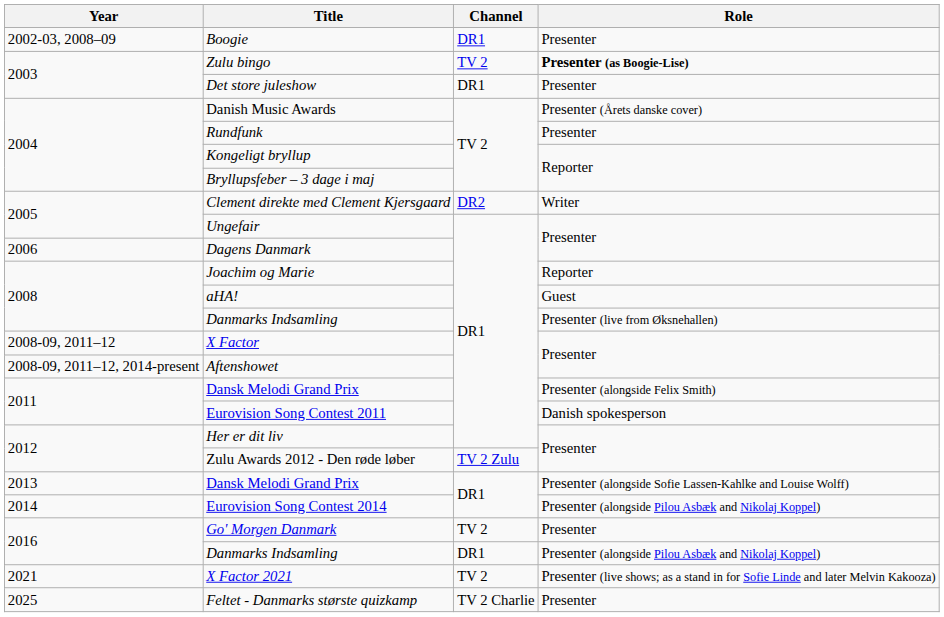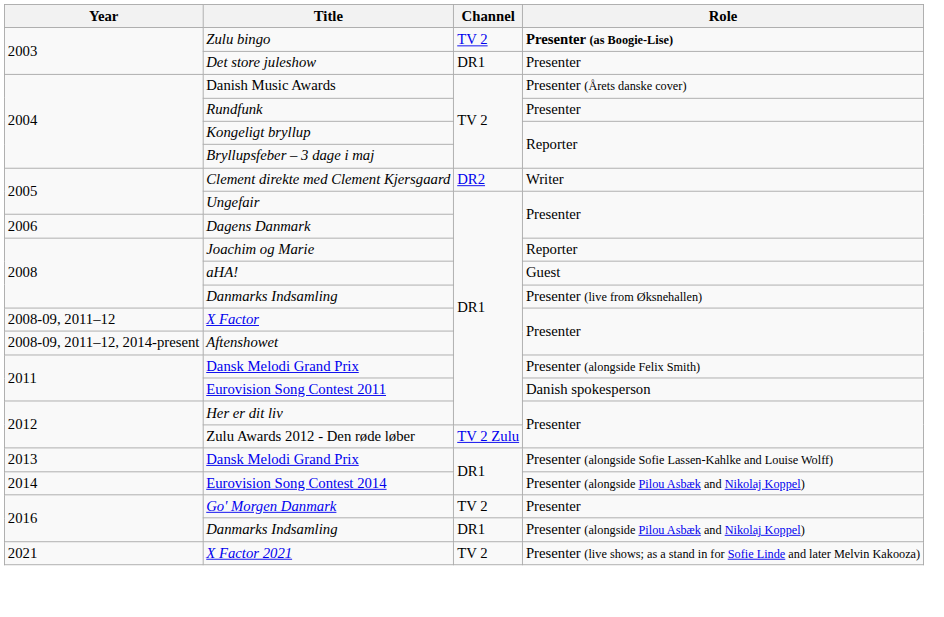- row: (62, 39)
- row: (23, 599)
